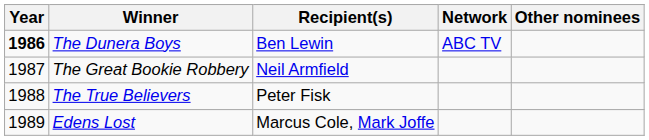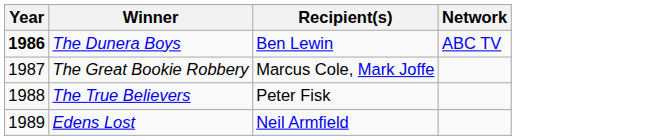- column: (577, 17)
(302, 69) Neil Armfield -> (345, 69) Marcus Cole, Mark Joffe
(345, 122) Marcus Cole, Mark Joffe -> (302, 122) Neil Armfield
